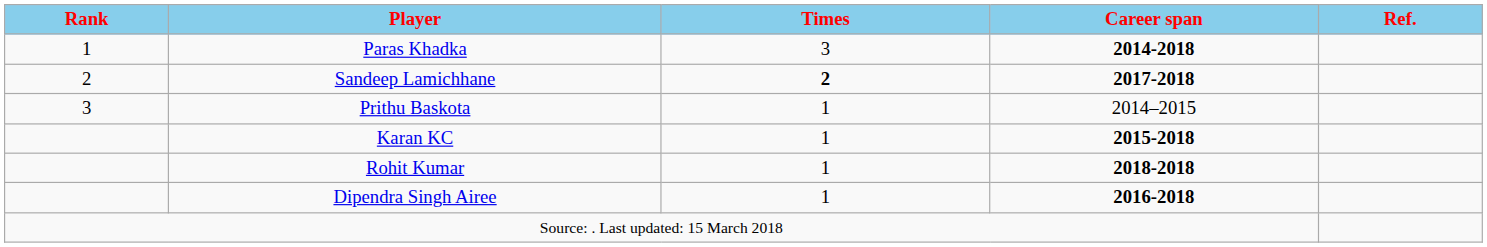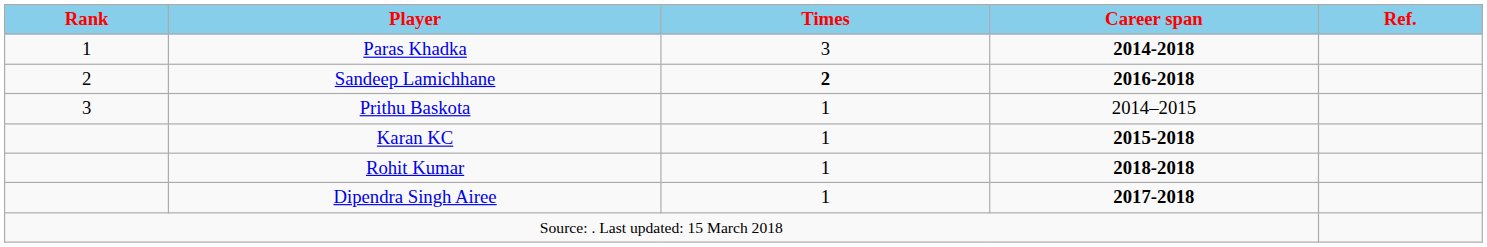(1154, 78) 2017-2018 -> (1154, 78) 2016-2018
(1154, 197) 2016-2018 -> (1154, 197) 2017-2018
